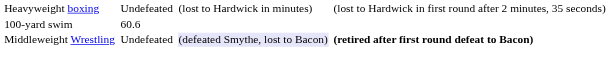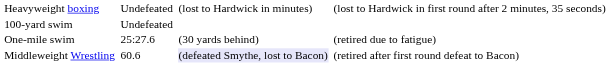(130, 24) 60.6 -> (147, 24) Undefeated
+ row: (39, 39)
(147, 39) Undefeated -> (130, 55) 60.6
(433, 39) bold -> (426, 55) normal
